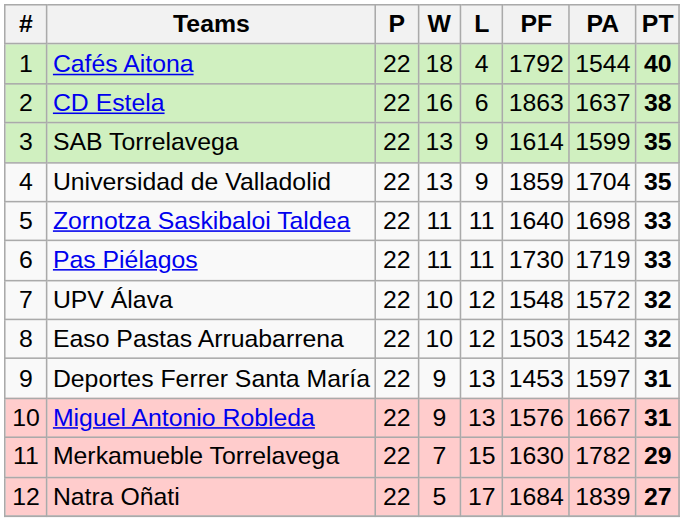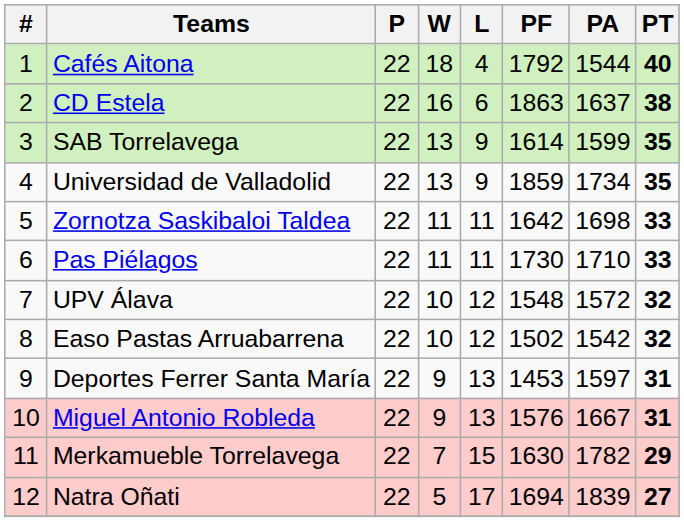(603, 181) 1704 -> (603, 181) 1734
(536, 220) 1640 -> (536, 220) 1642
(603, 260) 1719 -> (603, 260) 1710
(536, 338) 1503 -> (536, 338) 1502
(536, 496) 1684 -> (536, 496) 1694
